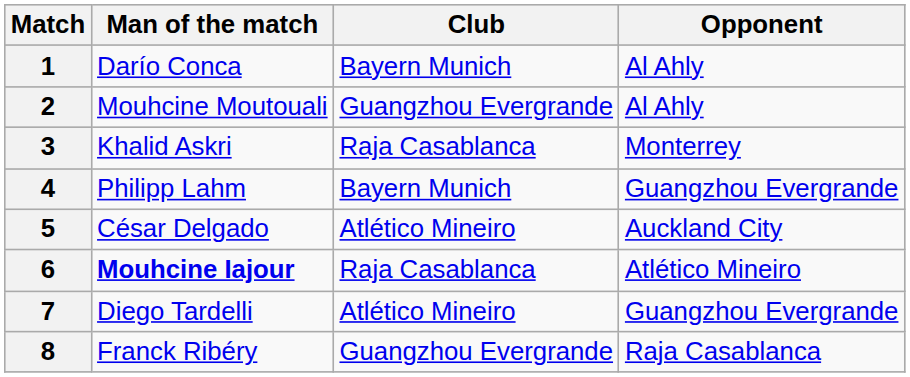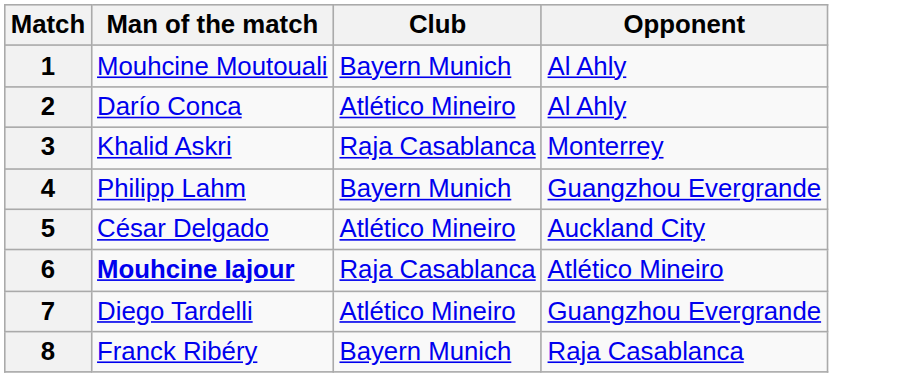(169, 65) Darío Conca -> (212, 65) Mouhcine Moutouali
(212, 106) Mouhcine Moutouali -> (169, 106) Darío Conca
(476, 106) Guangzhou Evergrande -> (428, 106) Atlético Mineiro
(476, 351) Guangzhou Evergrande -> (425, 351) Bayern Munich
